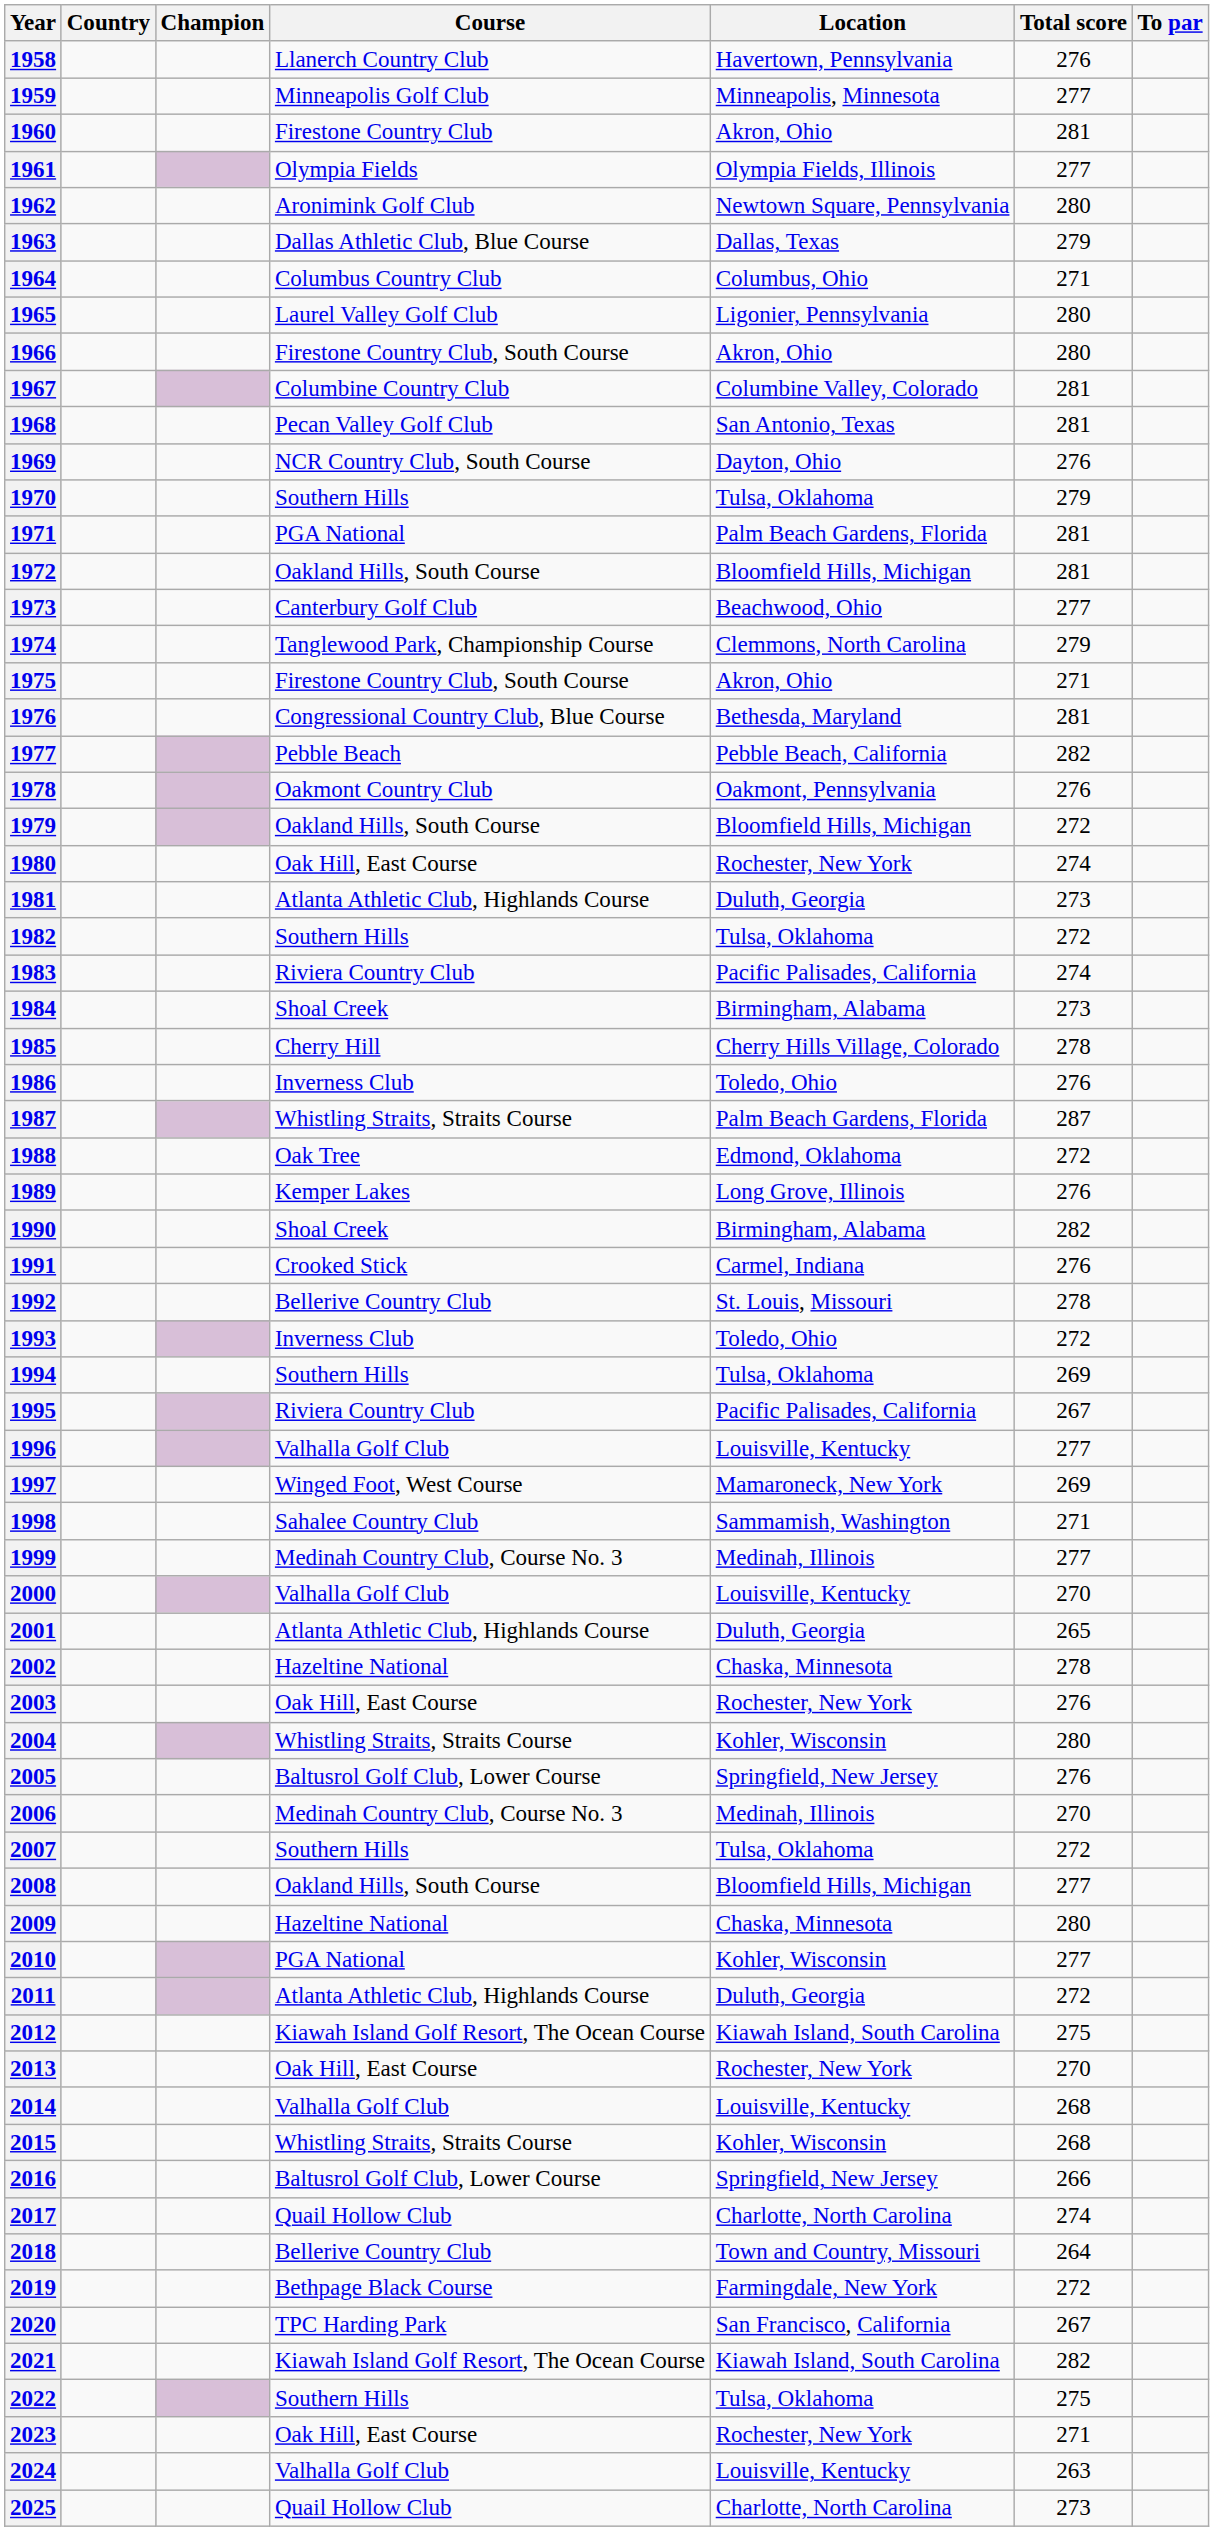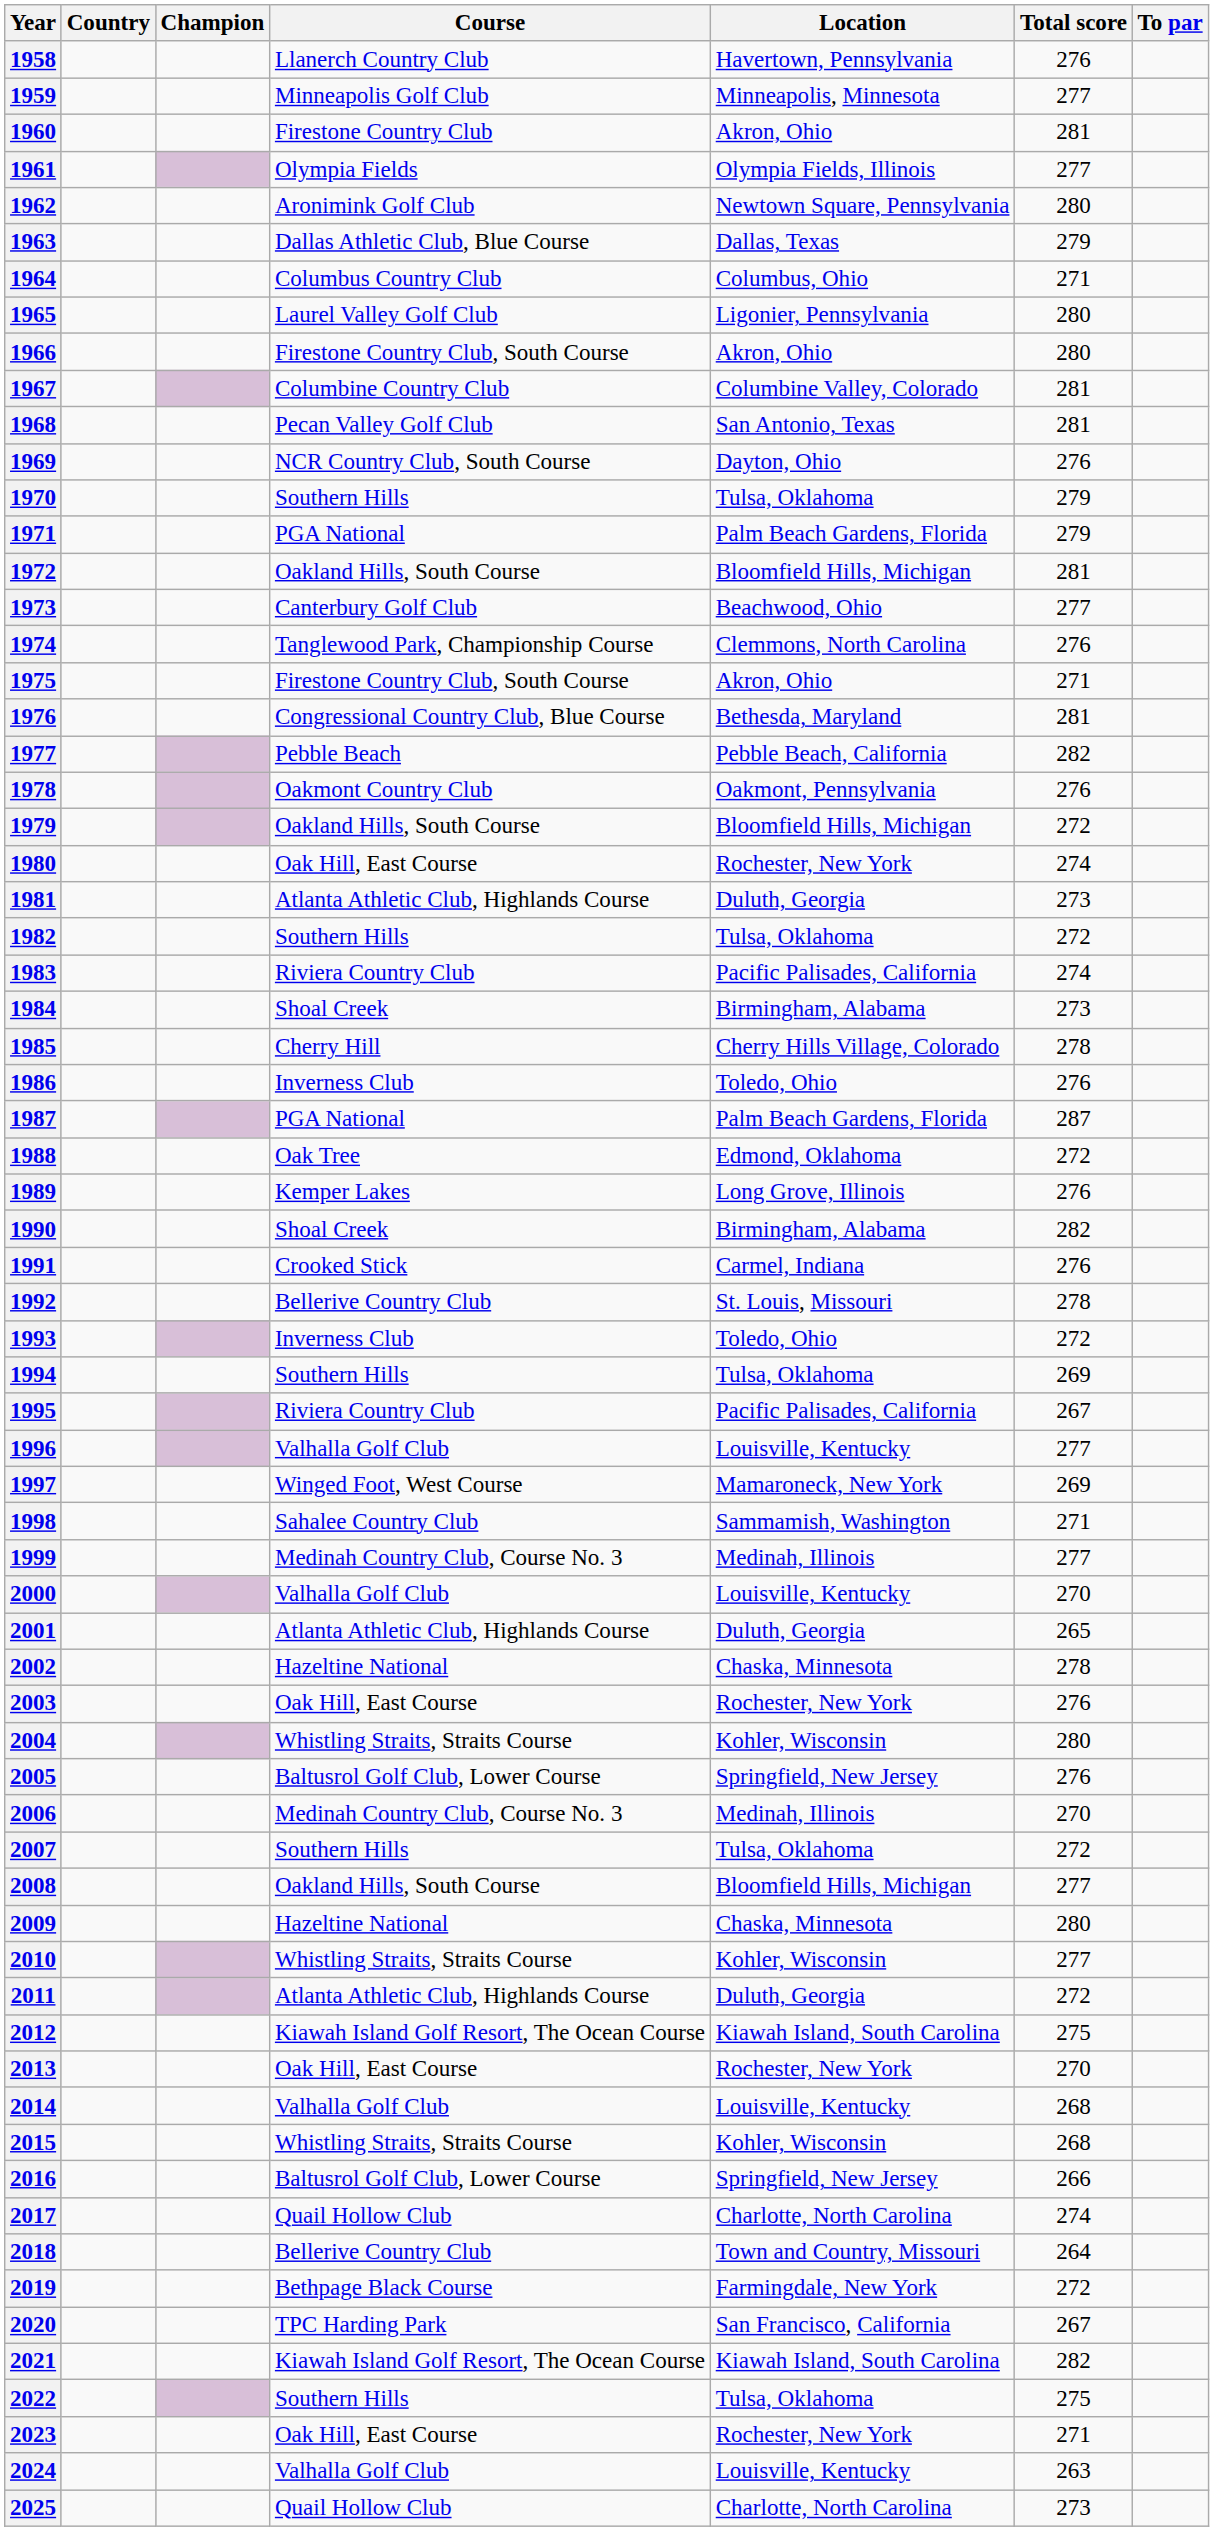(1073, 534) 281 -> (1073, 534) 279
(1073, 643) 279 -> (1073, 643) 276
(423, 1118) Whistling Straits, Straits Course -> (340, 1118) PGA National
(340, 1959) PGA National -> (423, 1959) Whistling Straits, Straits Course
